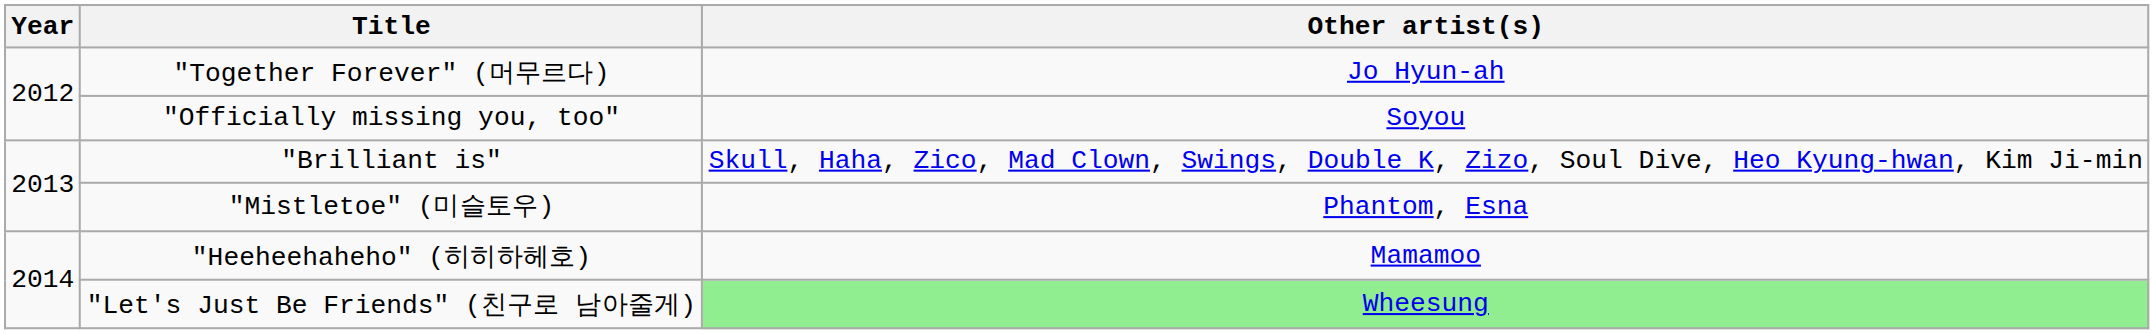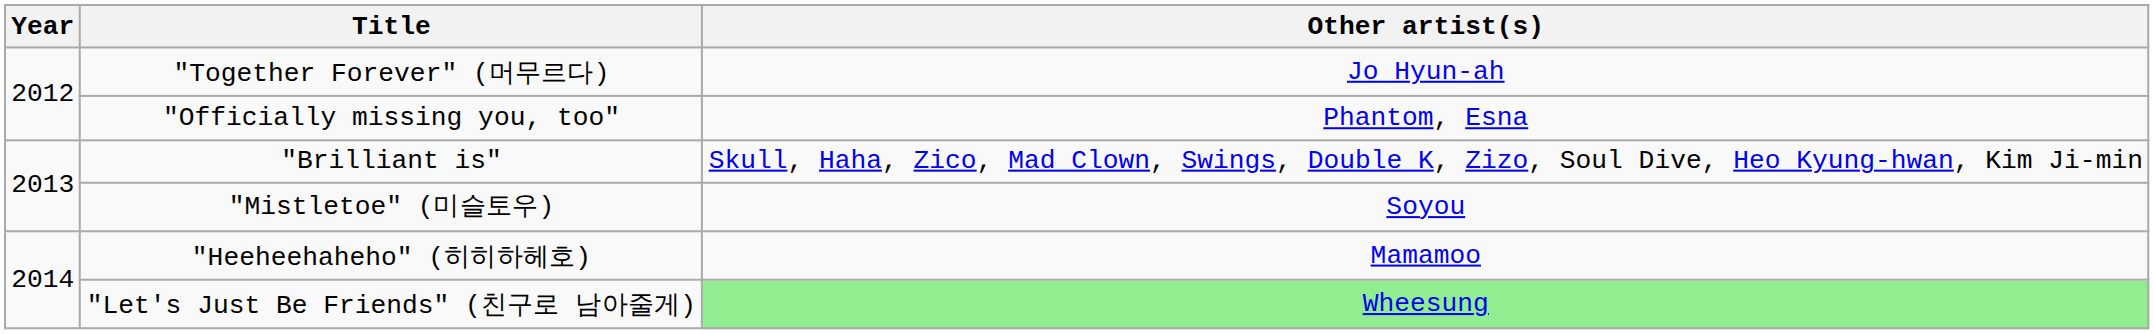(1426, 118) Soyou -> (1426, 118) Phantom, Esna
(1426, 207) Phantom, Esna -> (1426, 207) Soyou
